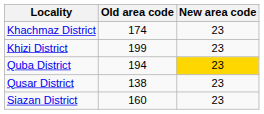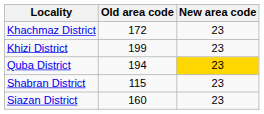(137, 30) 174 -> (137, 30) 172
- row: (40, 83)
+ row: (46, 83)
